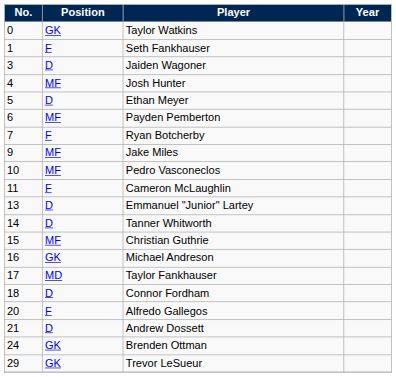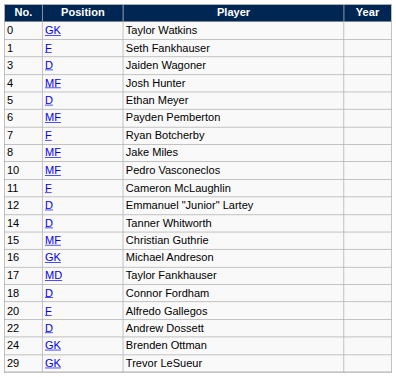(10, 153) 9 -> (10, 153) 8
(13, 205) 13 -> (13, 205) 12
(13, 328) 21 -> (13, 328) 22
